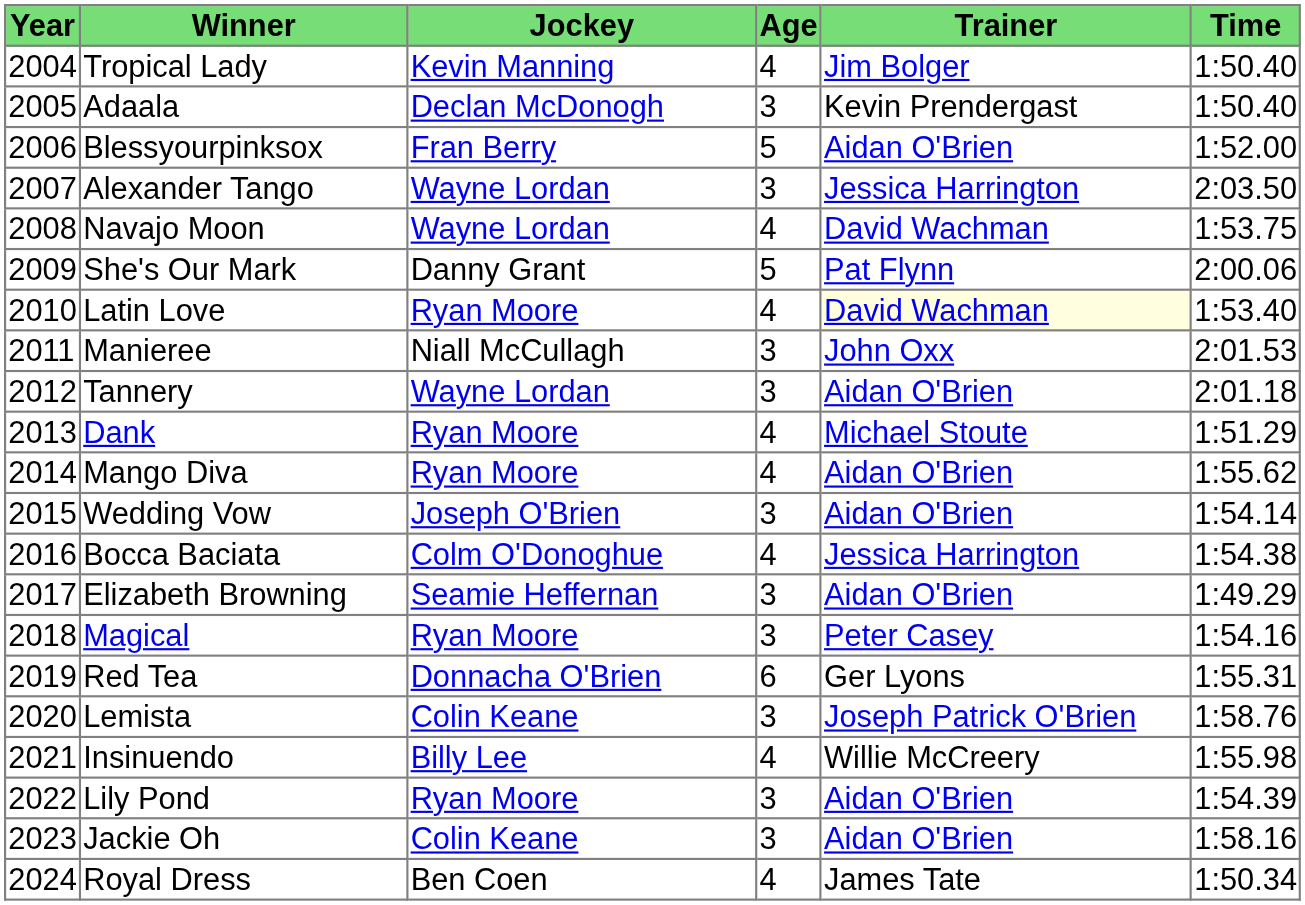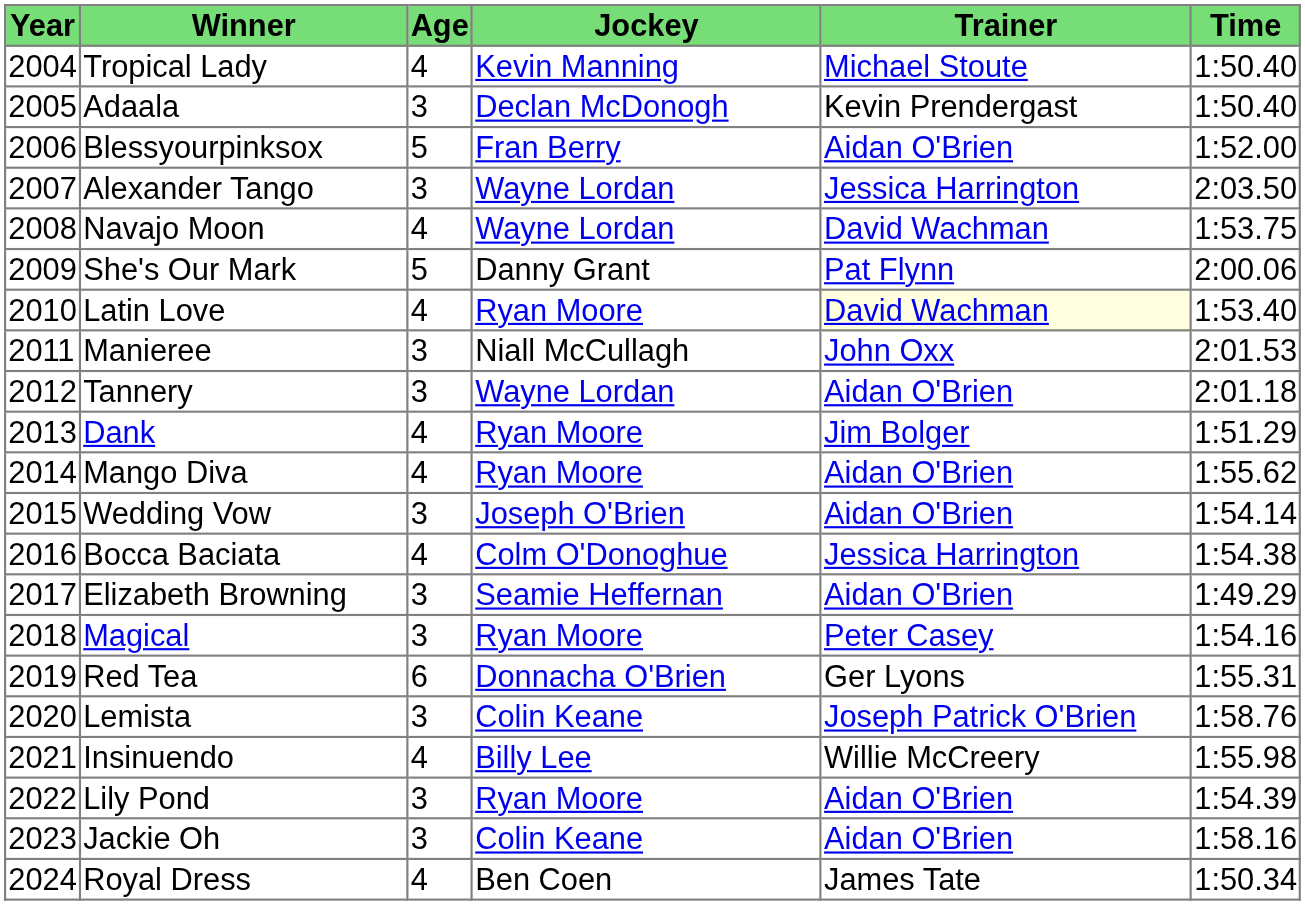columns swapped: (789, 25) <-> (582, 25)
(897, 66) Jim Bolger -> (926, 66) Michael Stoute
(926, 432) Michael Stoute -> (897, 432) Jim Bolger
